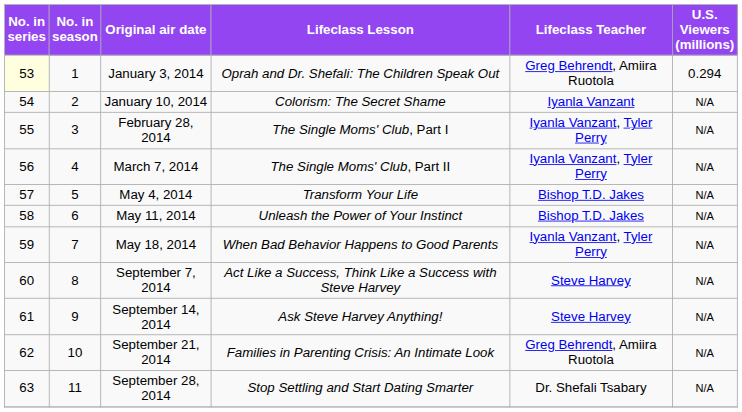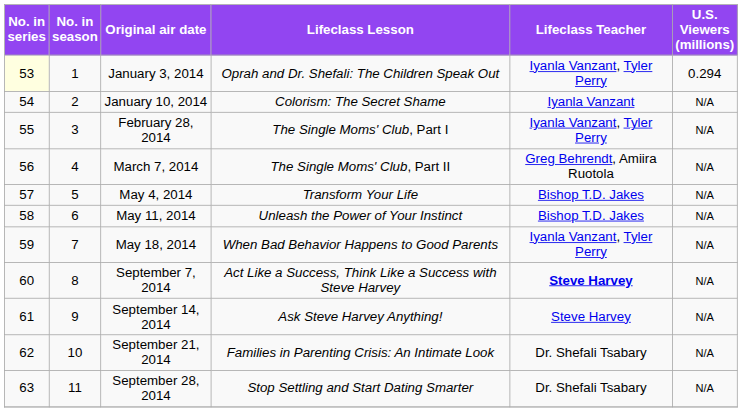(591, 73) Greg Behrendt, Amiira Ruotola -> (591, 73) Iyanla Vanzant, Tyler Perry
(591, 166) Iyanla Vanzant, Tyler Perry -> (591, 166) Greg Behrendt, Amiira Ruotola
(591, 280) normal -> (591, 280) bold
(591, 352) Greg Behrendt, Amiira Ruotola -> (591, 352) Dr. Shefali Tsabary
